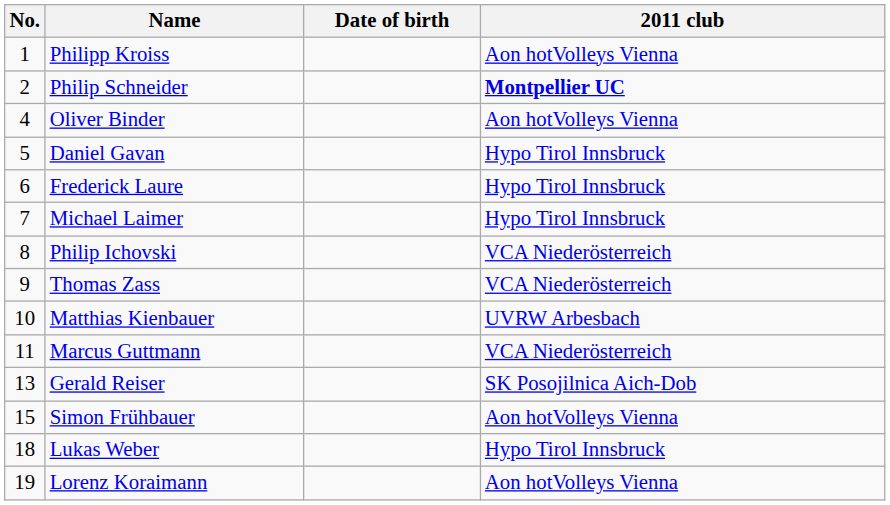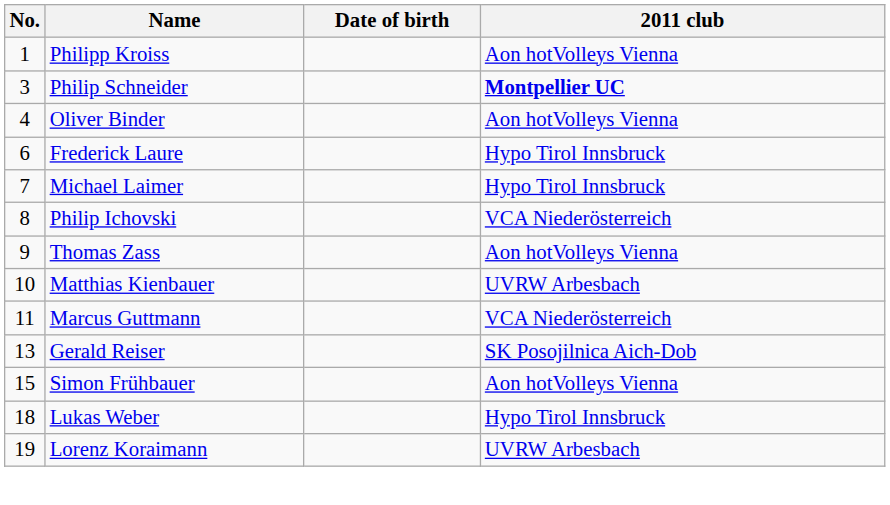(25, 86) 2 -> (25, 86) 3
- row: (107, 152)
(578, 284) VCA Niederösterreich -> (581, 251) Aon hotVolleys Vienna
(581, 482) Aon hotVolleys Vienna -> (562, 449) UVRW Arbesbach
